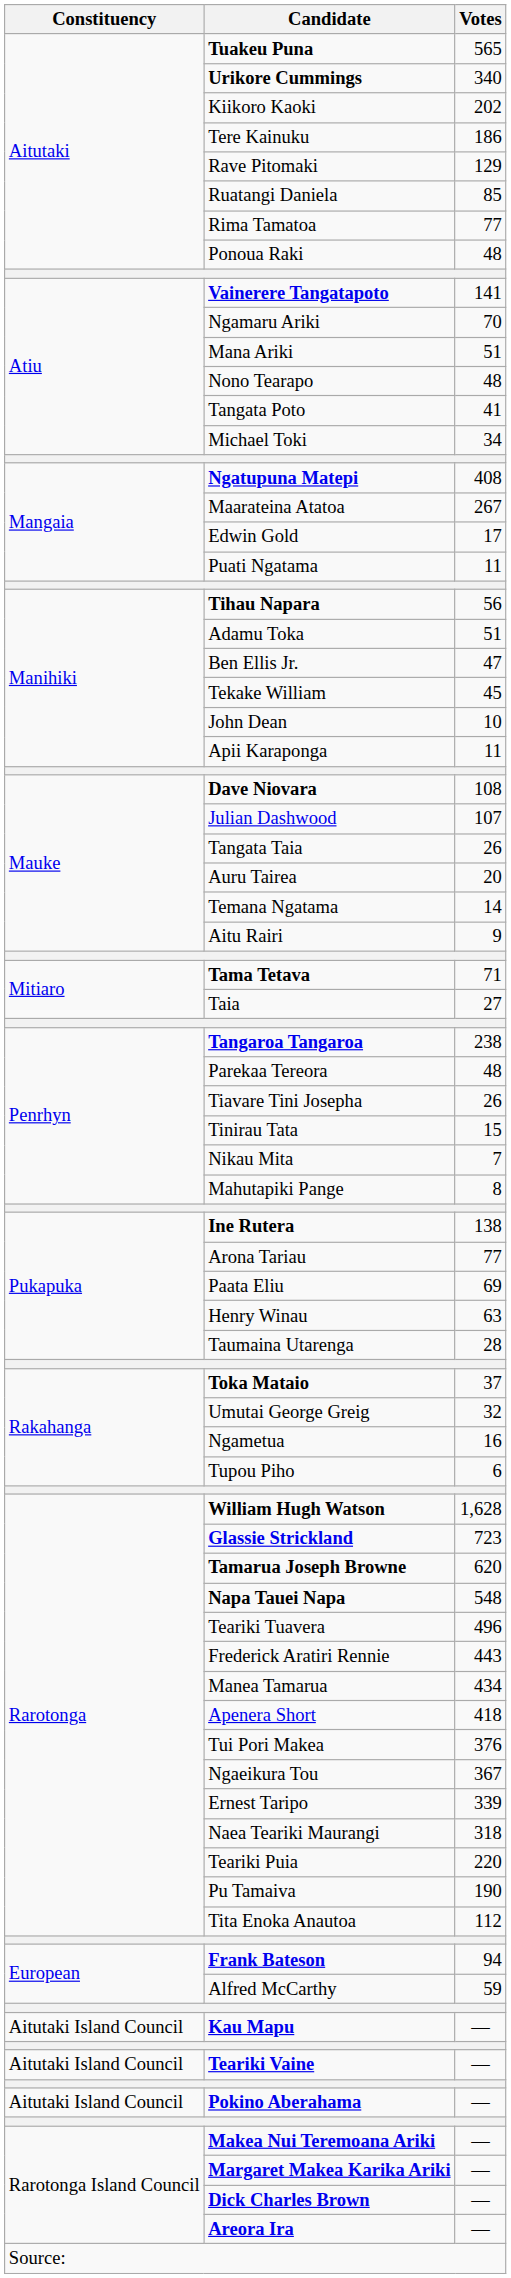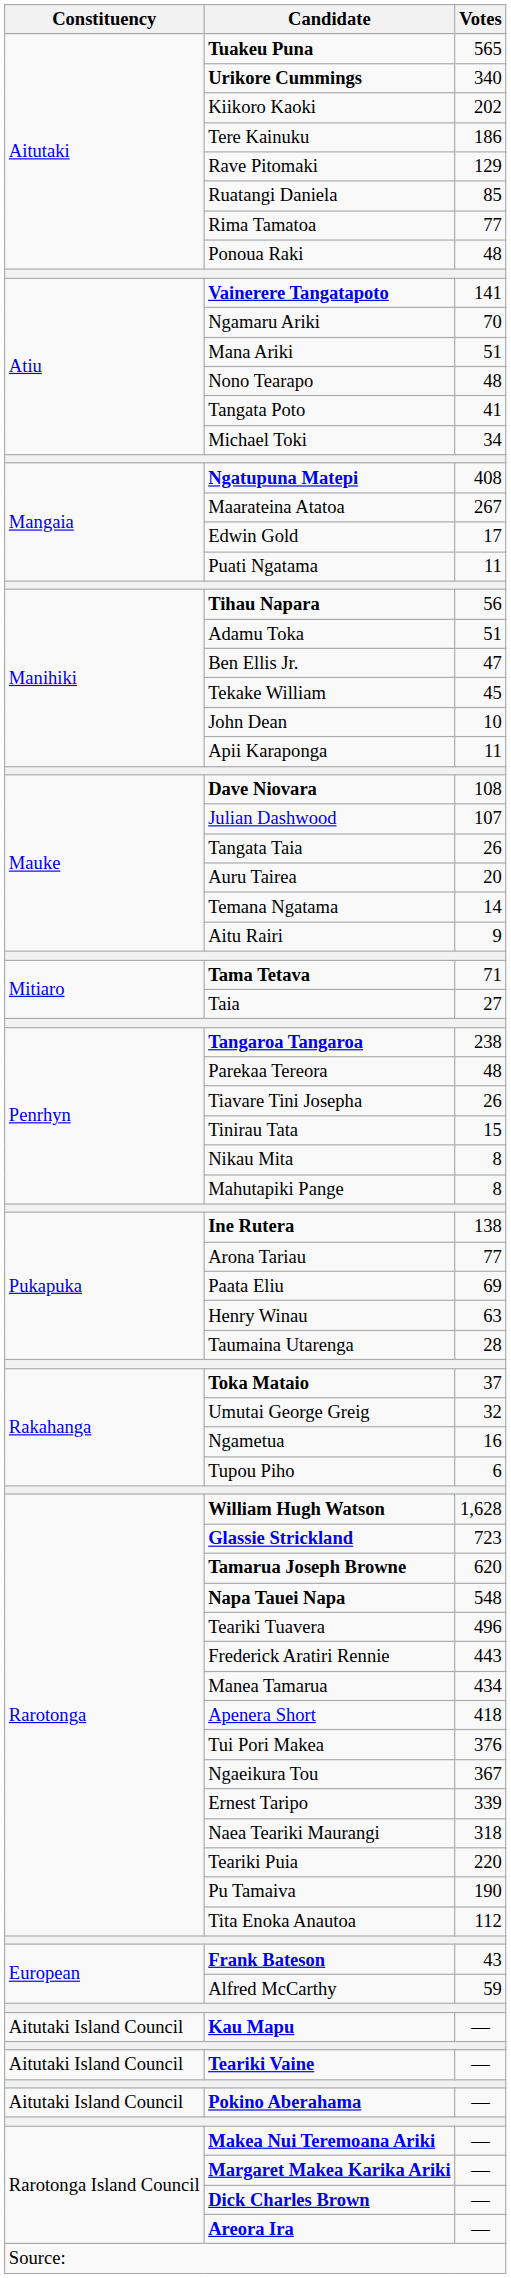(497, 1159) 7 -> (497, 1159) 8
(492, 1959) 94 -> (492, 1959) 43
